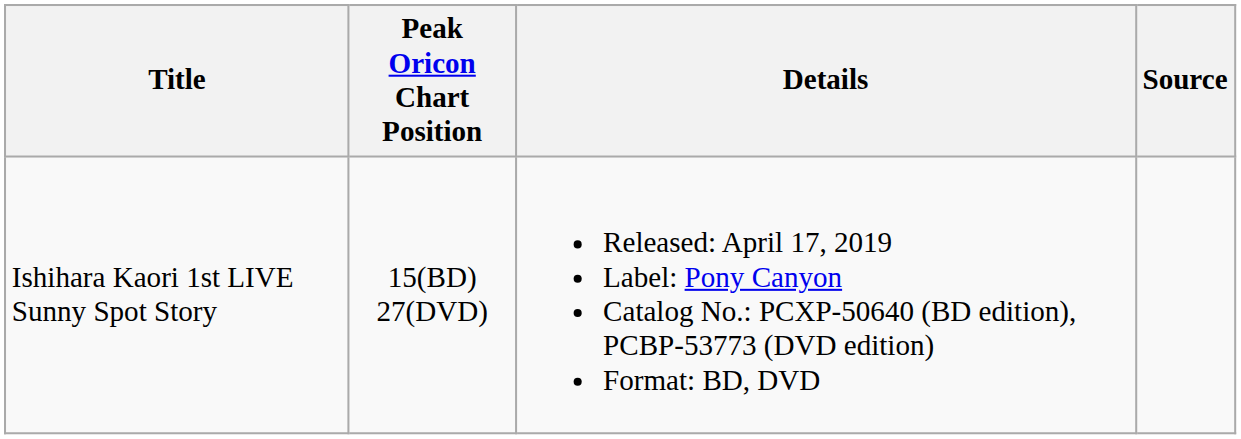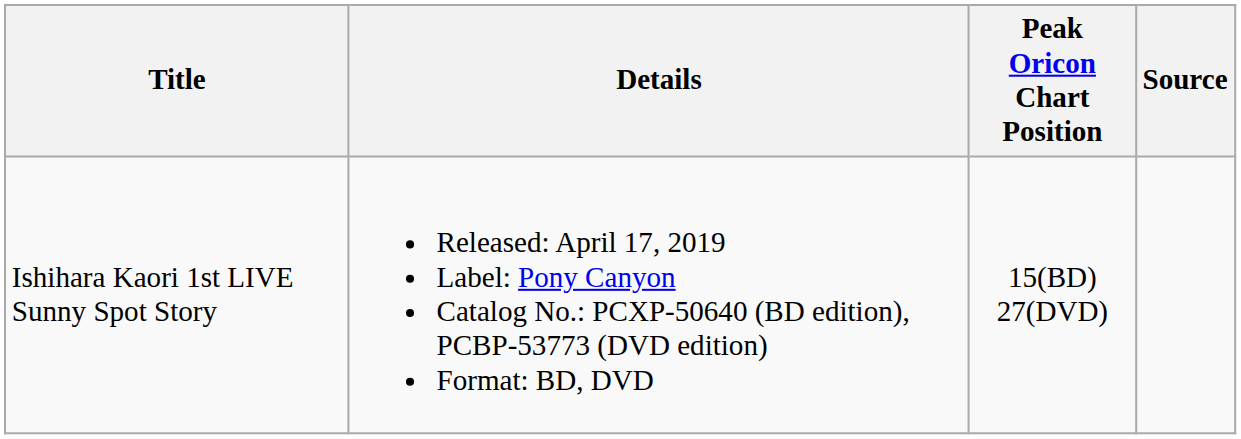columns swapped: (826, 80) <-> (432, 80)
